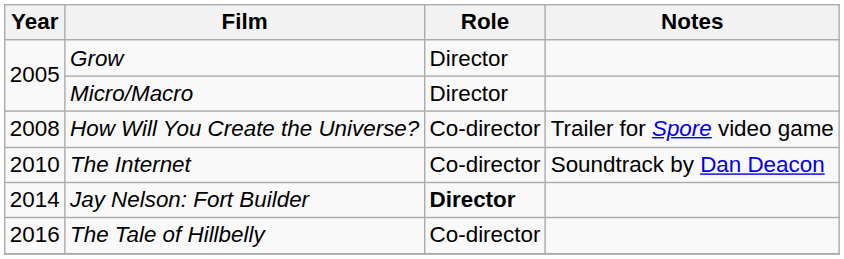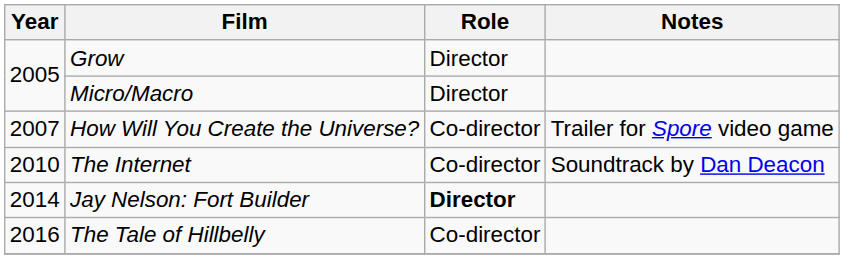(35, 128) 2008 -> (35, 128) 2007
